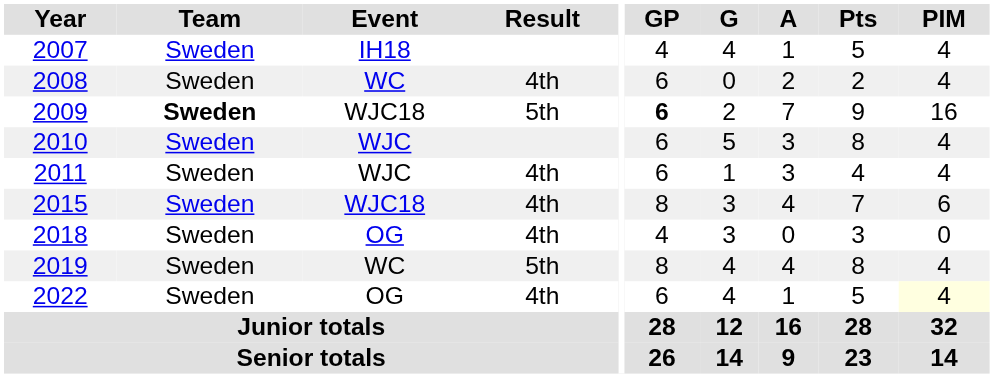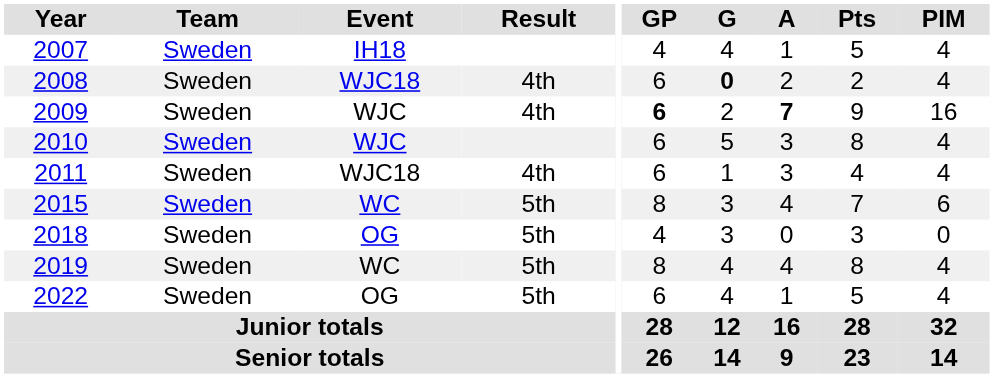(385, 80) WC -> (380, 80) WJC18
(729, 80) normal -> (727, 80) bold
(210, 111) bold -> (208, 111) normal
(385, 111) WJC18 -> (380, 111) WJC
(542, 111) 5th -> (539, 111) 4th
(788, 111) normal -> (787, 111) bold
(385, 173) WJC -> (380, 173) WJC18
(385, 203) WJC18 -> (380, 203) WC
(542, 203) 4th -> (539, 203) 5th
(542, 234) 4th -> (539, 234) 5th
(542, 296) 4th -> (539, 296) 5th
(944, 296) lightyellow background -> (944, 296) no background
